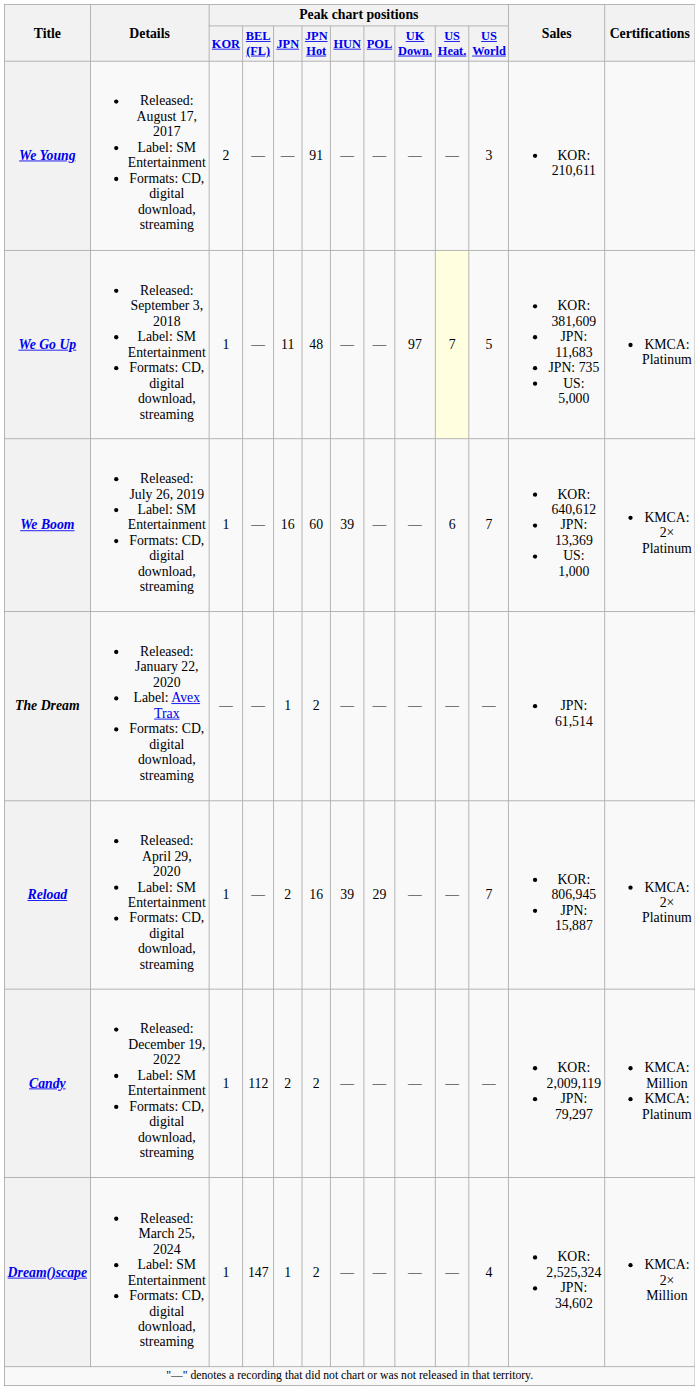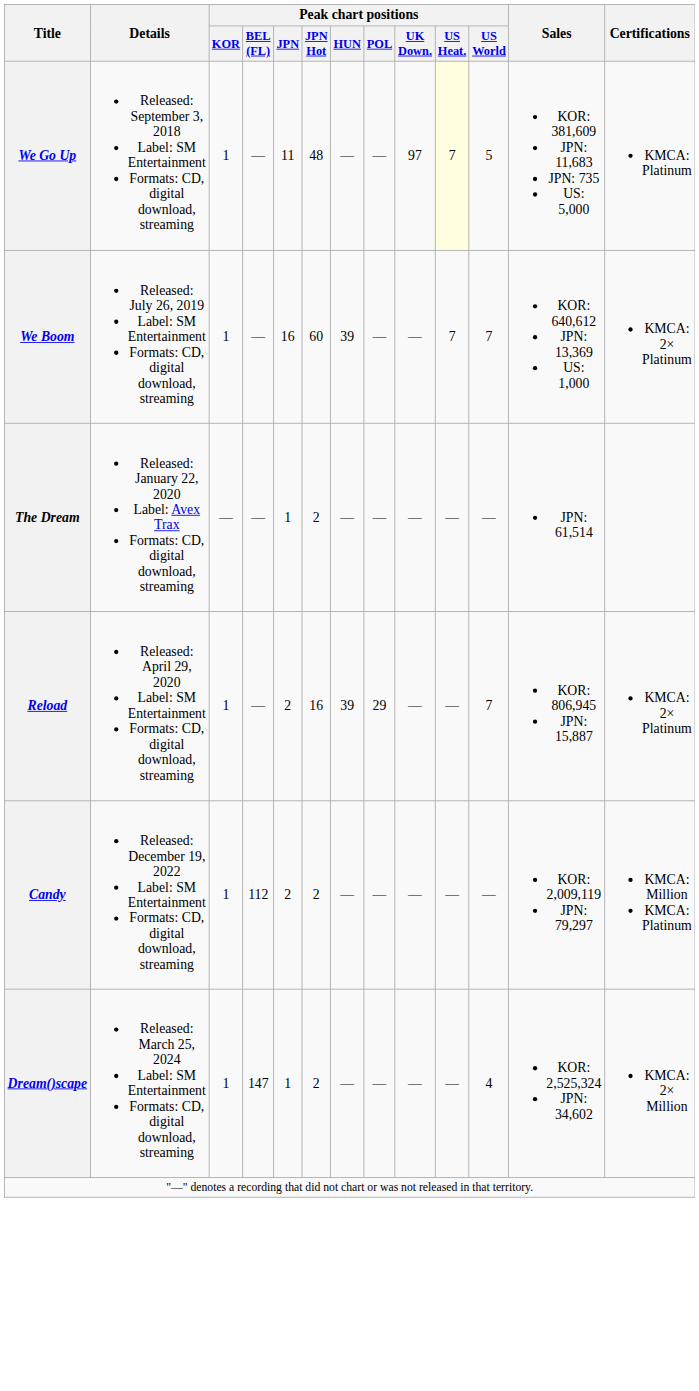- row: (47, 155)
(452, 525) 6 -> (452, 336) 7
